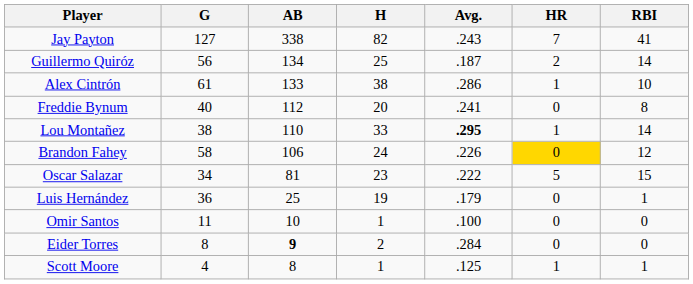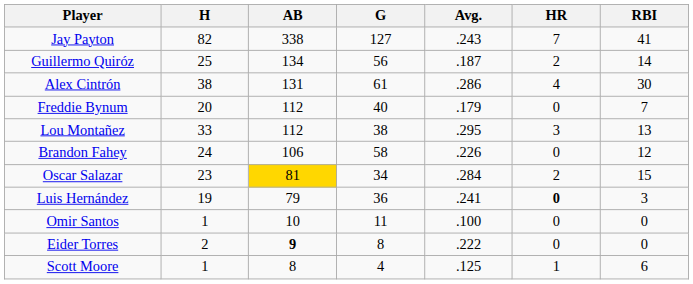columns swapped: (205, 15) <-> (381, 15)
(293, 84) 133 -> (293, 84) 131
(556, 84) 1 -> (556, 84) 4
(644, 84) 10 -> (644, 84) 30
(468, 107) .241 -> (468, 107) .179
(644, 107) 8 -> (644, 107) 7
(293, 130) 110 -> (293, 130) 112
(468, 130) bold -> (468, 130) normal
(556, 130) 1 -> (556, 130) 3
(644, 130) 14 -> (644, 130) 13
(556, 152) gold background -> (556, 152) no background
(293, 175) no background -> (293, 175) gold background
(468, 175) .222 -> (468, 175) .284
(556, 175) 5 -> (556, 175) 2
(293, 198) 25 -> (293, 198) 79
(468, 198) .179 -> (468, 198) .241
(556, 198) normal -> (556, 198) bold
(644, 198) 1 -> (644, 198) 3
(468, 244) .284 -> (468, 244) .222
(644, 267) 1 -> (644, 267) 6
